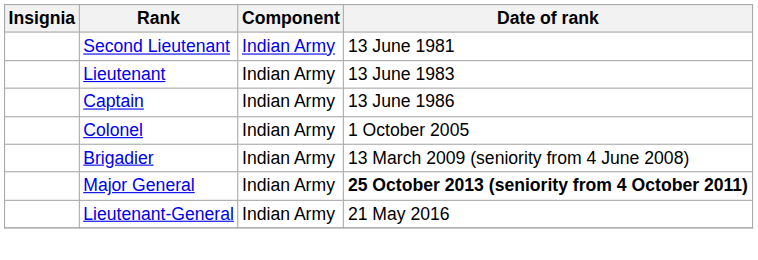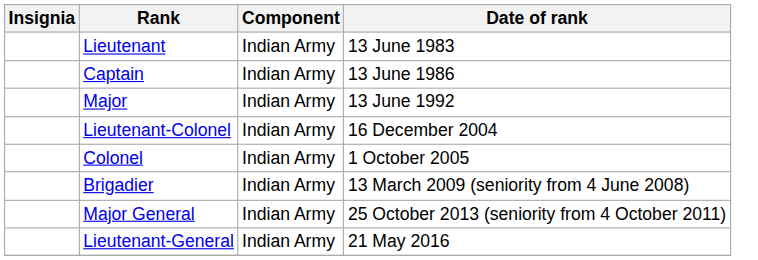- row: (157, 46)
+ row: (105, 102)
+ row: (157, 130)
(548, 185) bold -> (537, 213) normal
